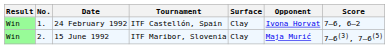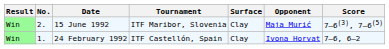rows swapped: (91, 23) <-> (82, 36)
